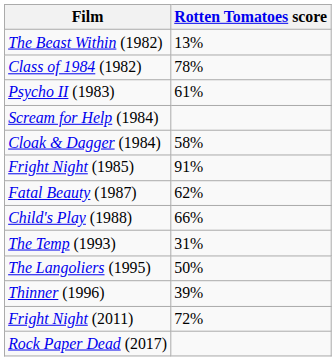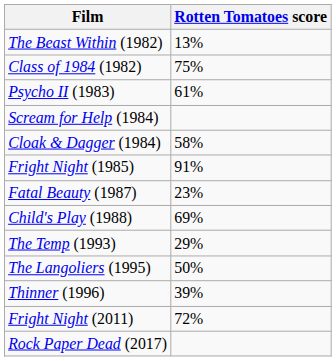(189, 67) 78% -> (189, 67) 75%
(189, 192) 62% -> (189, 192) 23%
(189, 218) 66% -> (189, 218) 69%
(189, 243) 31% -> (189, 243) 29%
